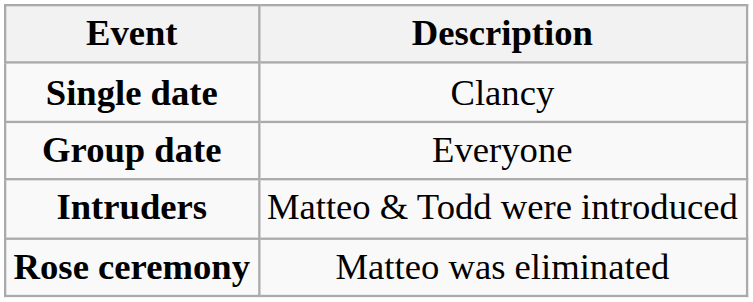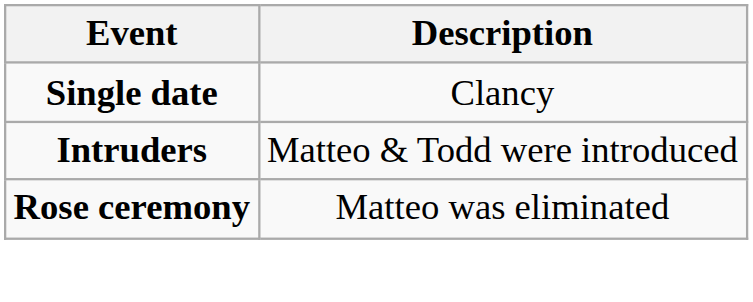- row: (132, 149)
